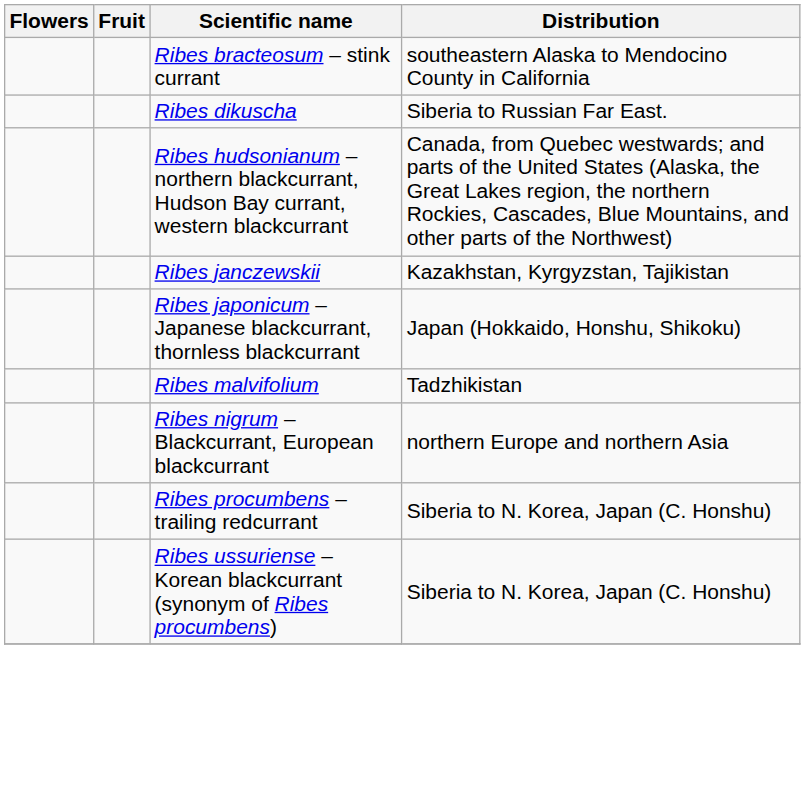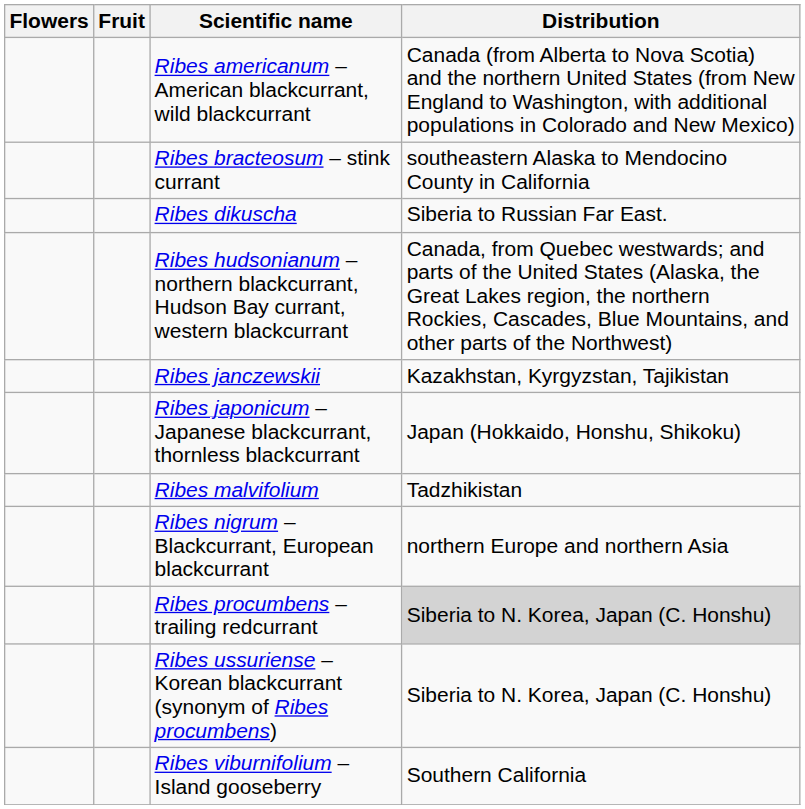+ row: (262, 89)
(589, 511) no background -> (589, 615) lightgrey background
+ row: (252, 775)
